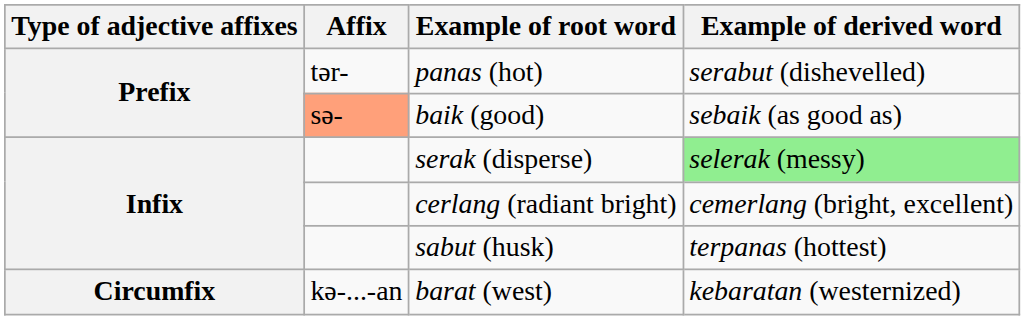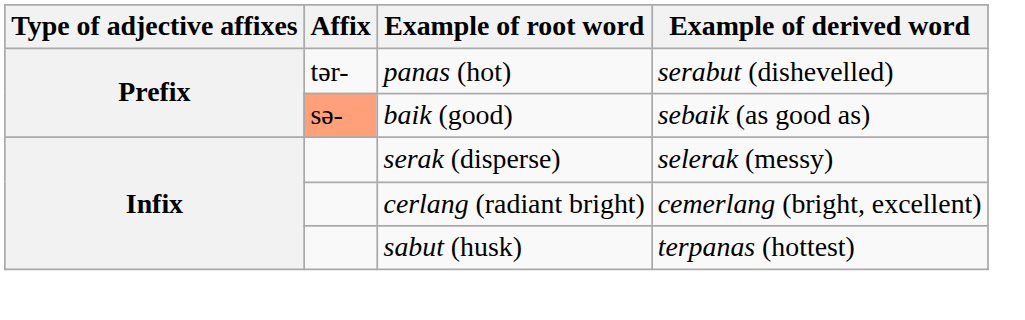(777, 159) lightgreen background -> (745, 159) no background
- row: (484, 291)
